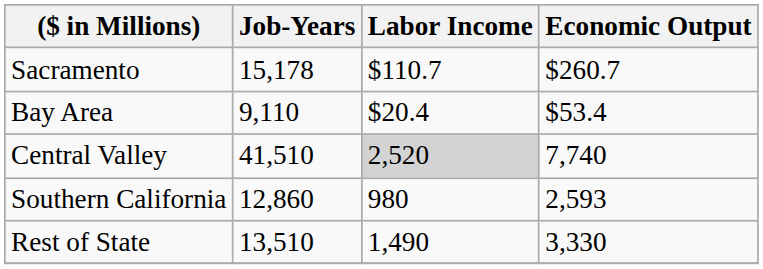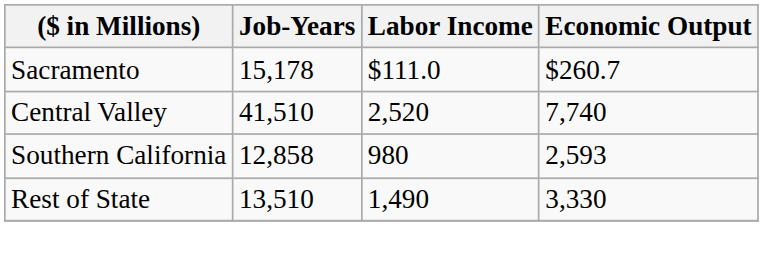(405, 69) $110.7 -> (404, 69) $111.0
- row: (62, 112)
(398, 155) lightgrey background -> (398, 112) no background
(276, 198) 12,860 -> (276, 155) 12,858
